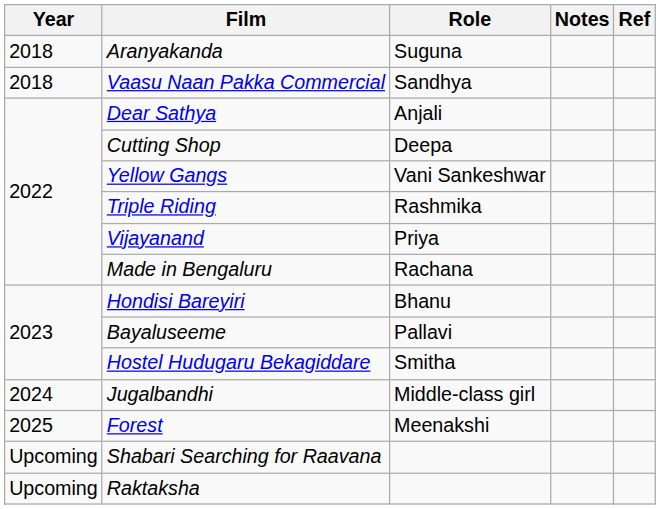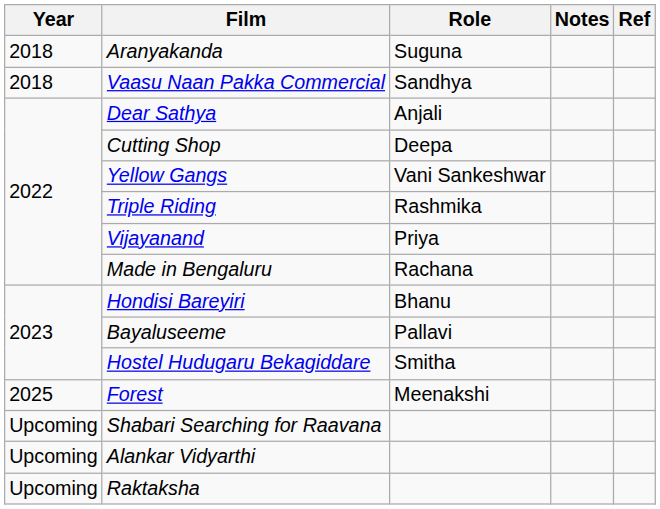- row: (160, 394)
+ row: (181, 457)
